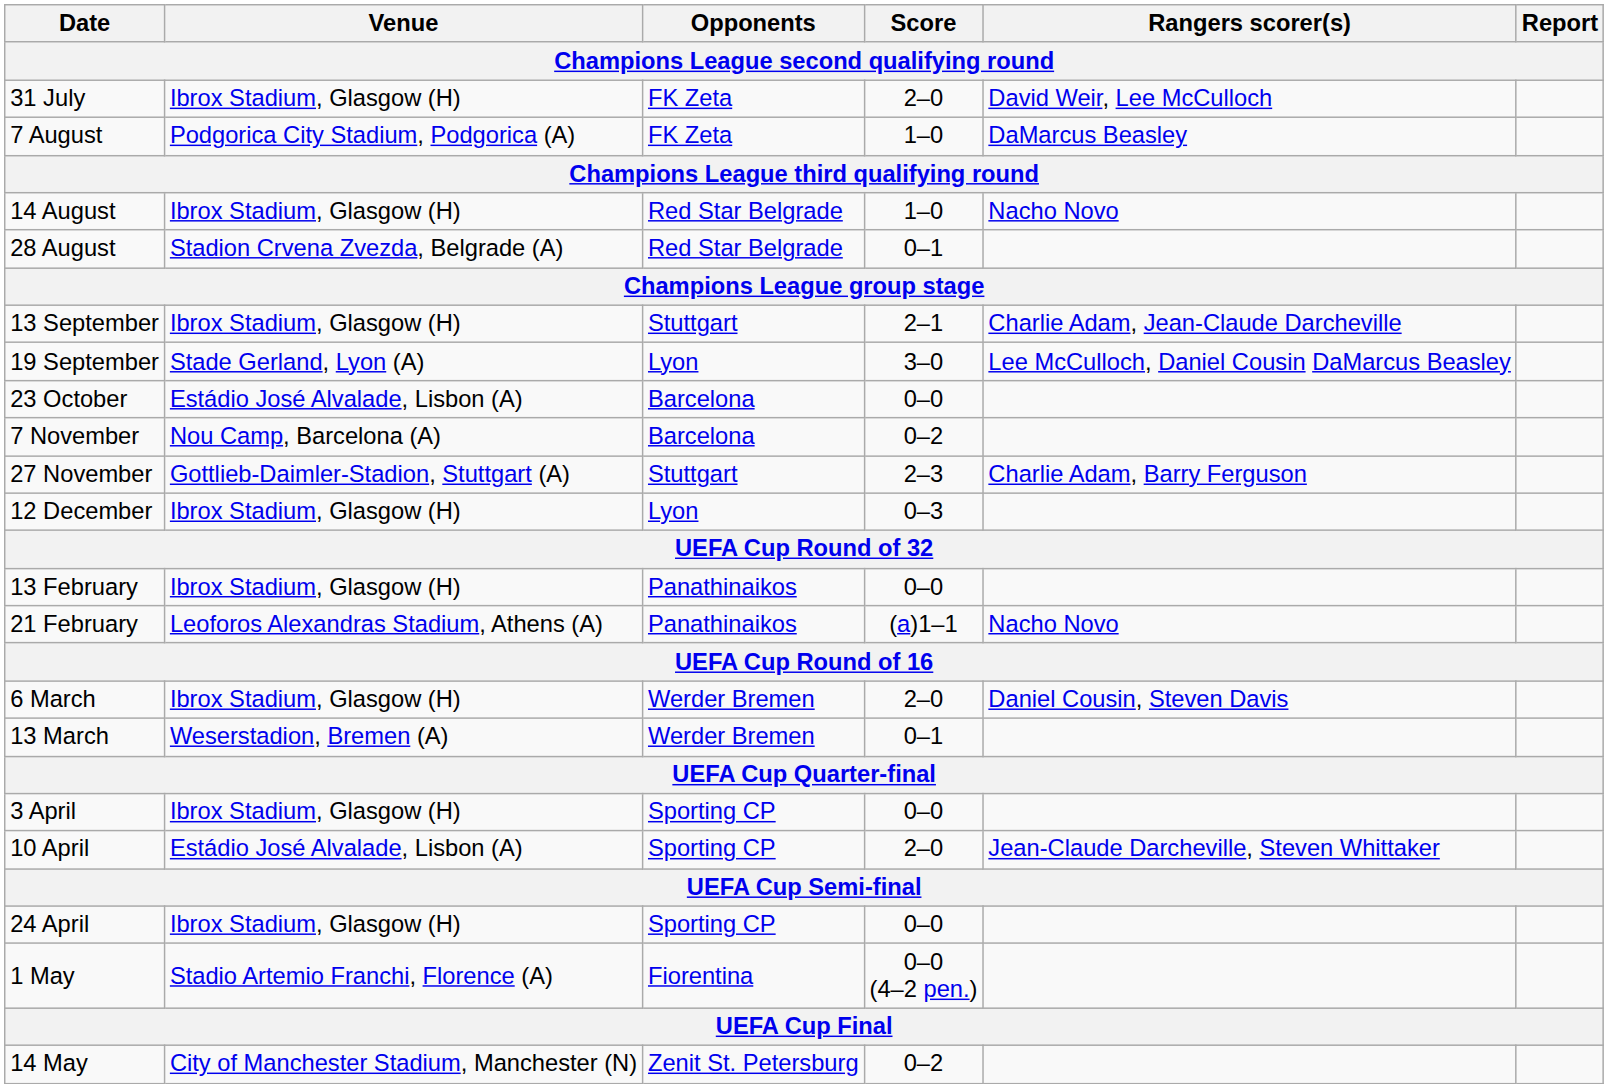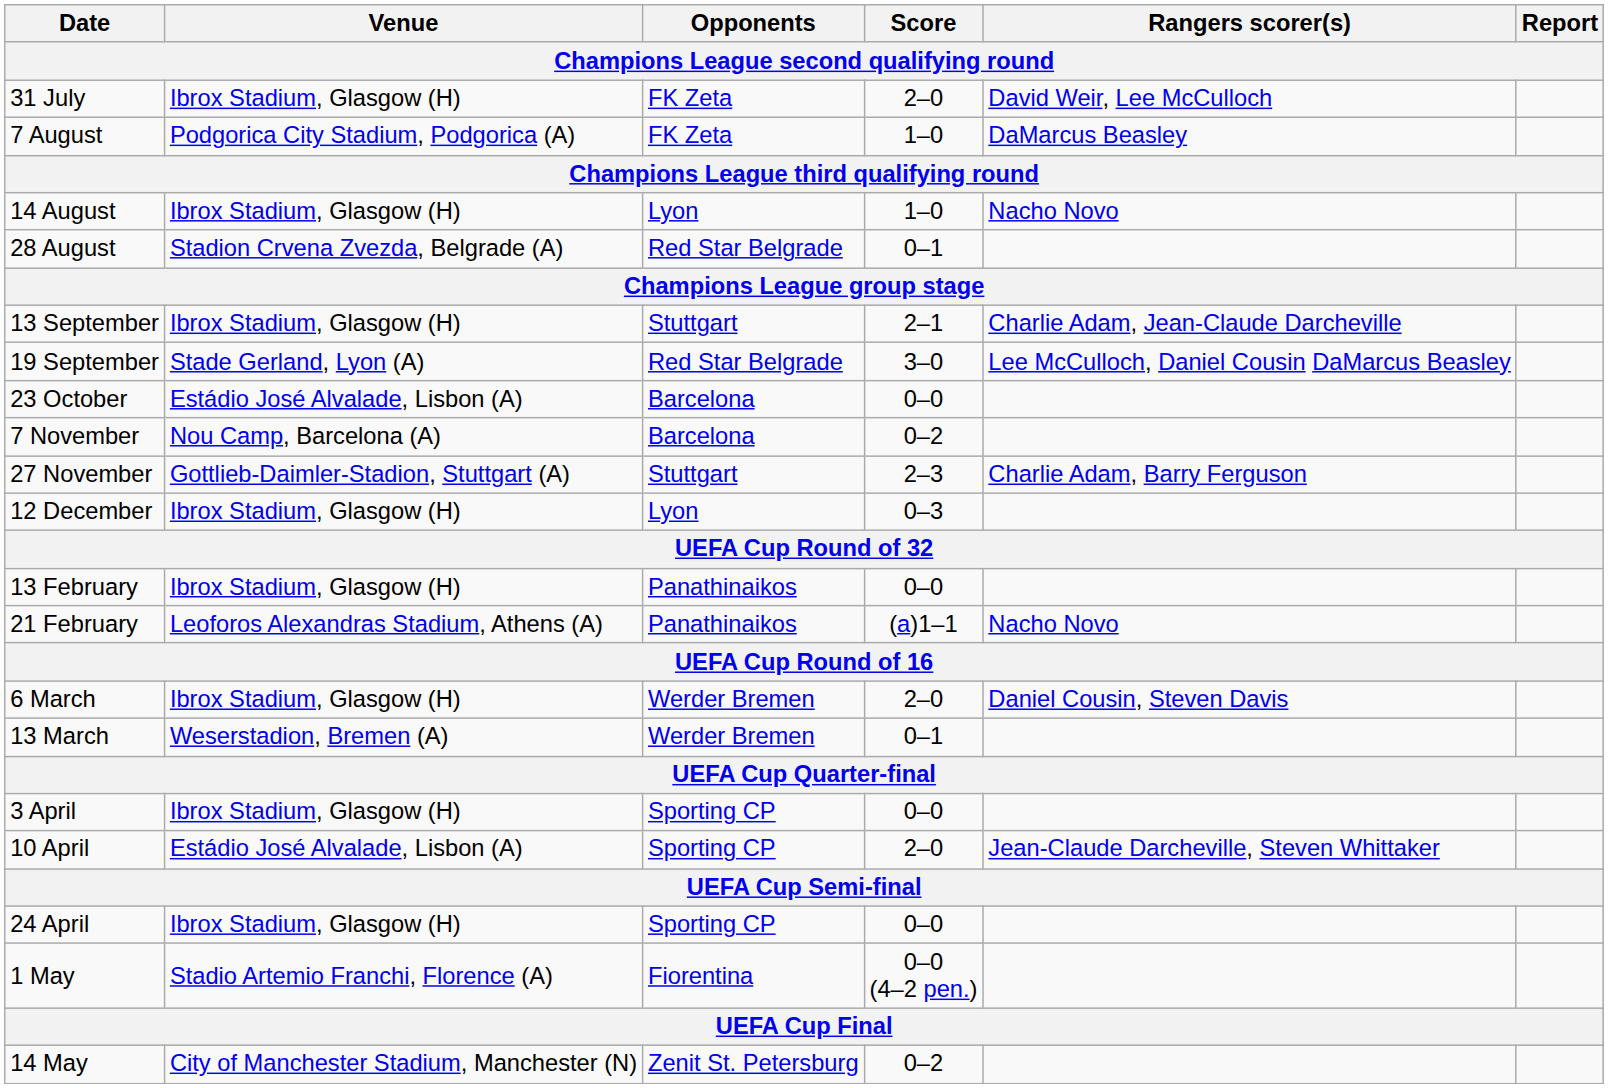(745, 211) Red Star Belgrade -> (673, 211) Lyon
(673, 361) Lyon -> (745, 361) Red Star Belgrade
